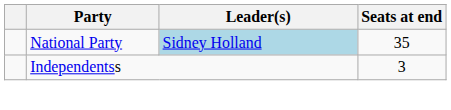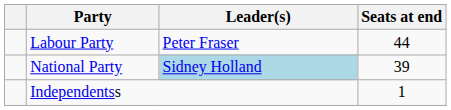+ row: (72, 42)
(402, 42) 35 -> (402, 67) 39
(402, 67) 3 -> (402, 92) 1
